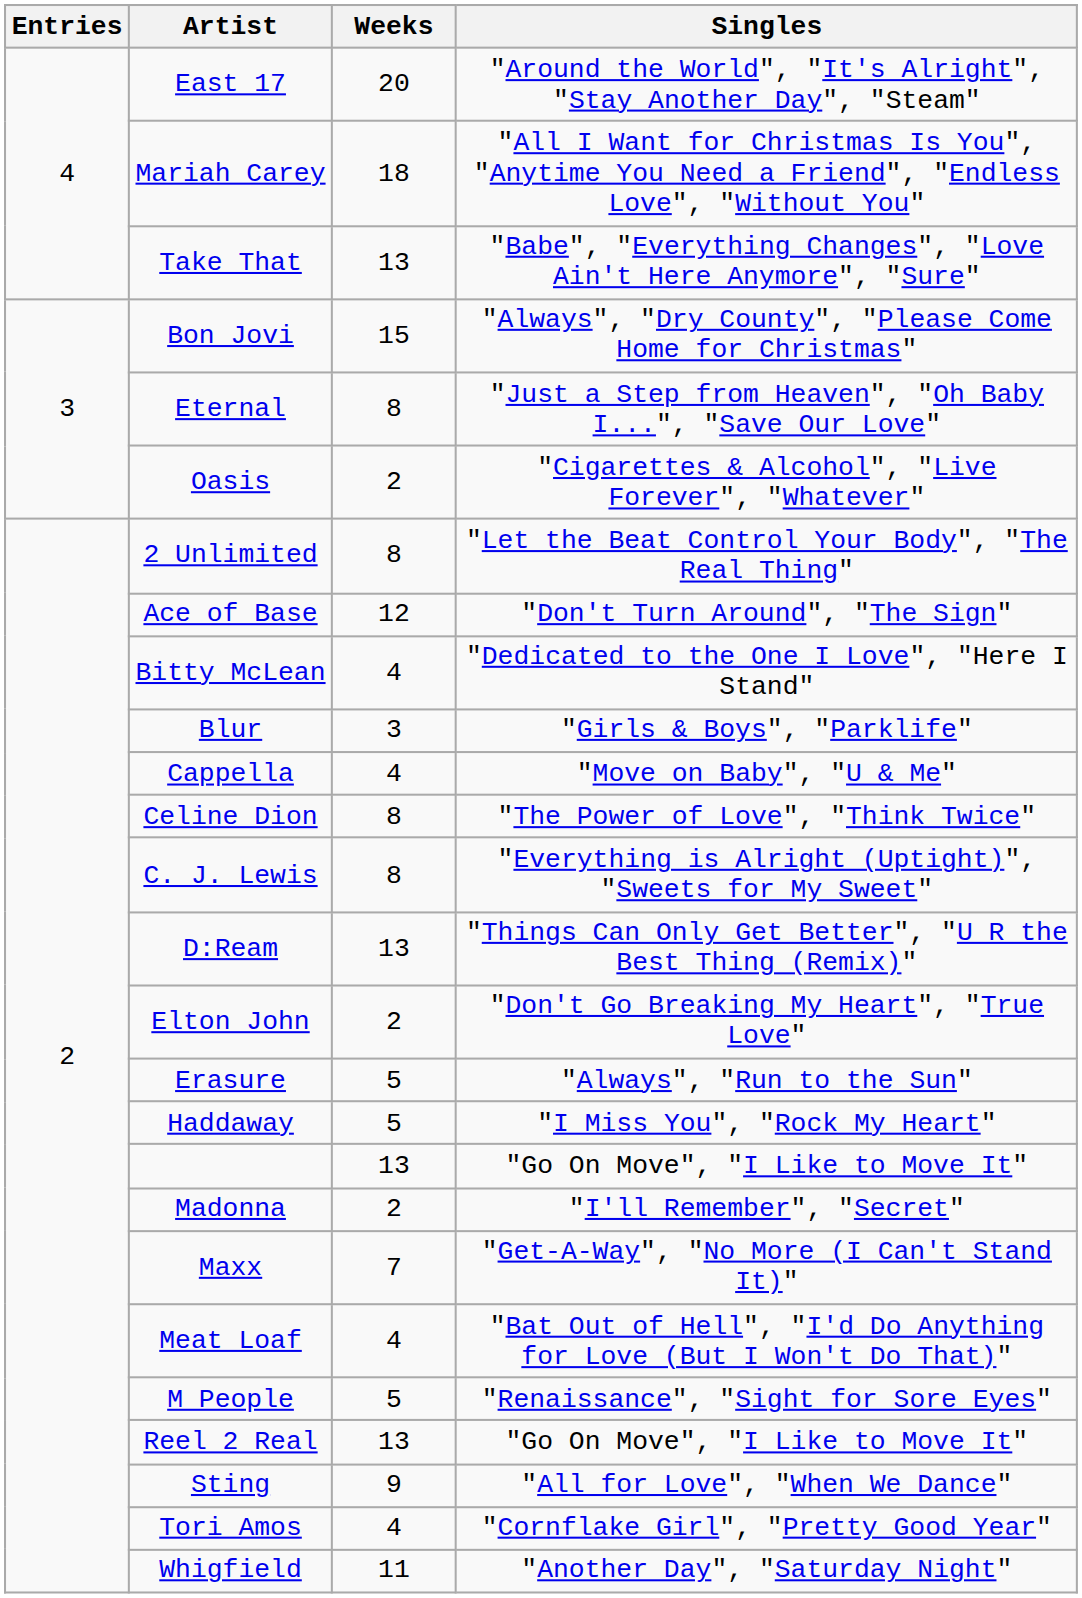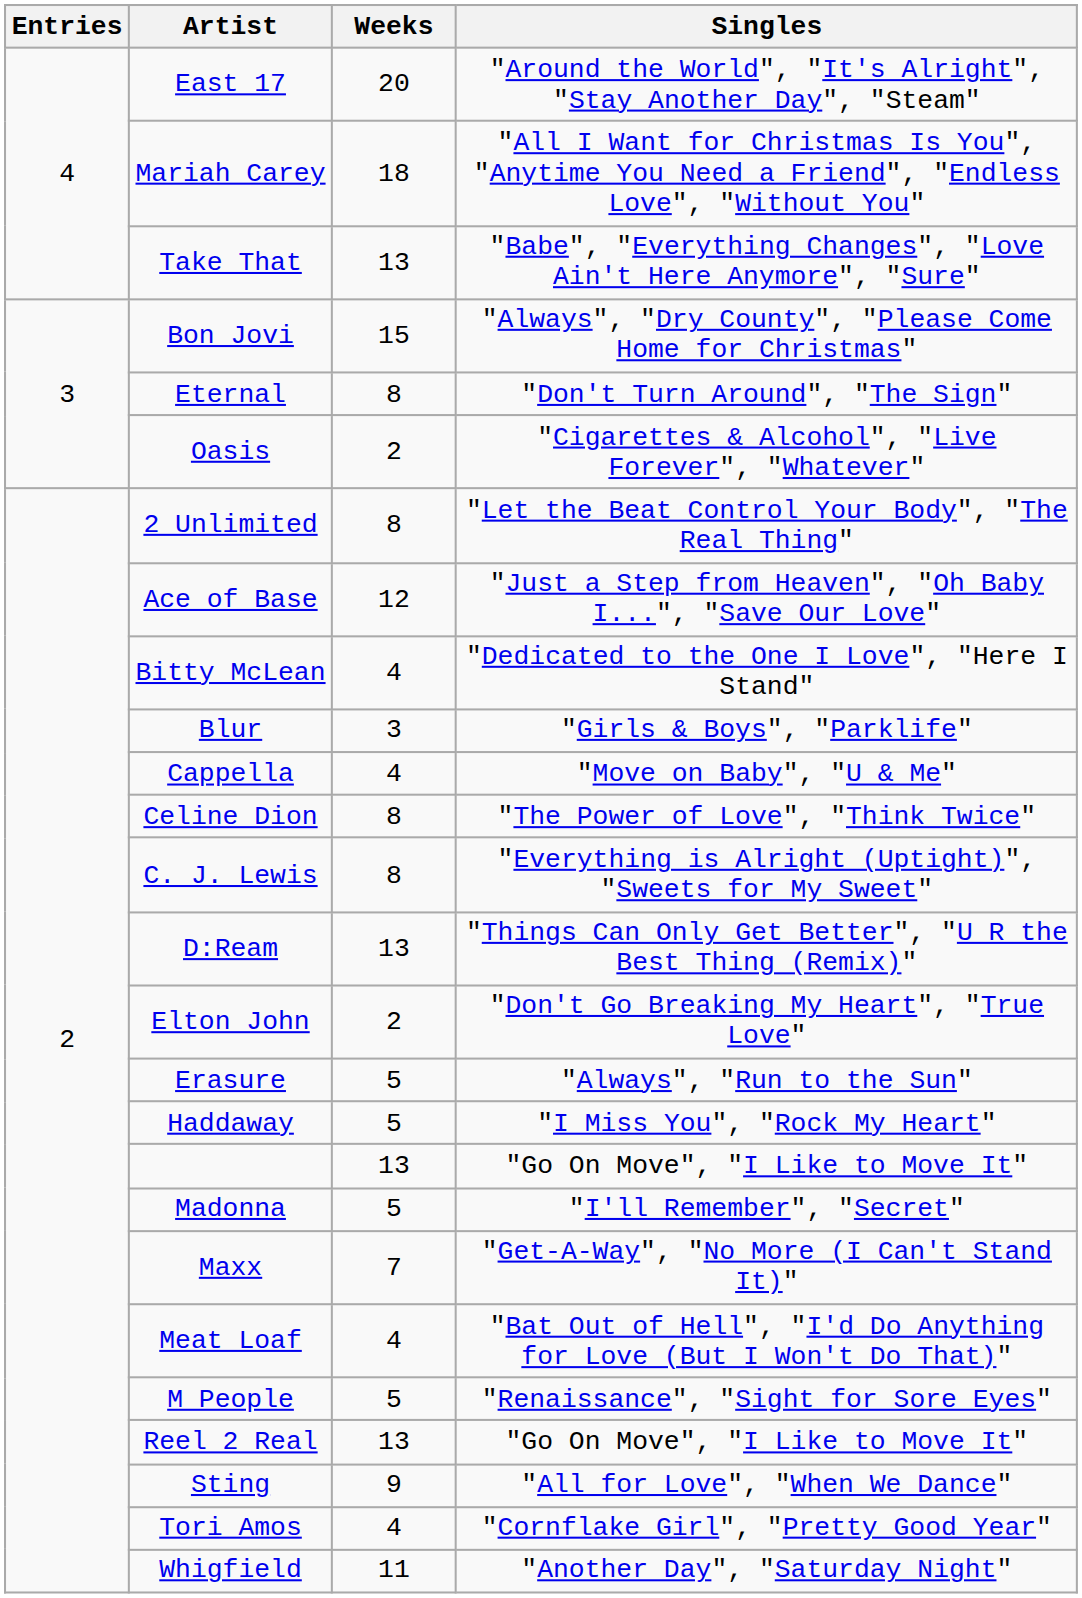(767, 409) "Just a Step from Heaven", "Oh Baby I...", "Save Our Love" -> (767, 394) "Don't Turn Around", "The Sign"
(767, 614) "Don't Turn Around", "The Sign" -> (767, 599) "Just a Step from Heaven", "Oh Baby I...", "Save Our Love"
(394, 1209) 2 -> (394, 1209) 5
